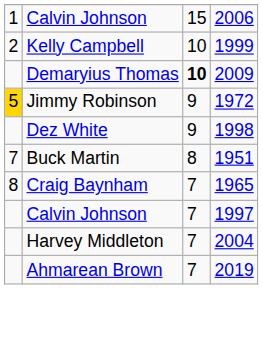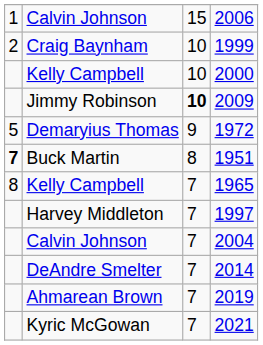(85, 46) Kelly Campbell -> (87, 46) Craig Baynham
+ row: (234, 74)
(103, 74) Demaryius Thomas -> (92, 102) Jimmy Robinson
(14, 102) gold background -> (14, 130) no background
(92, 102) Jimmy Robinson -> (103, 130) Demaryius Thomas
- row: (234, 130)
(14, 158) normal -> (14, 158) bold
(87, 185) Craig Baynham -> (85, 185) Kelly Campbell
(87, 213) Calvin Johnson -> (95, 213) Harvey Middleton
(95, 241) Harvey Middleton -> (87, 241) Calvin Johnson
+ row: (234, 269)
+ row: (234, 325)
